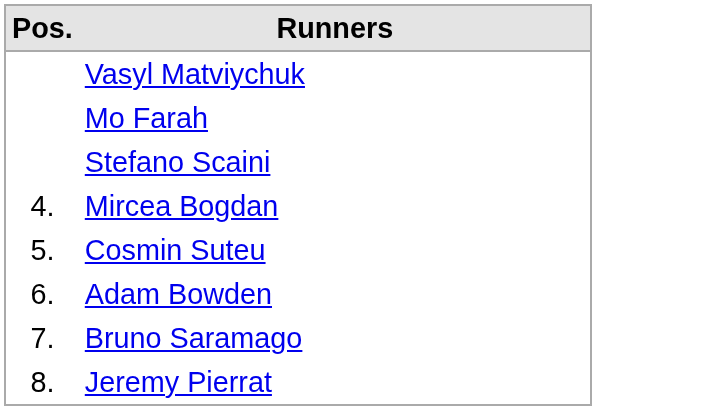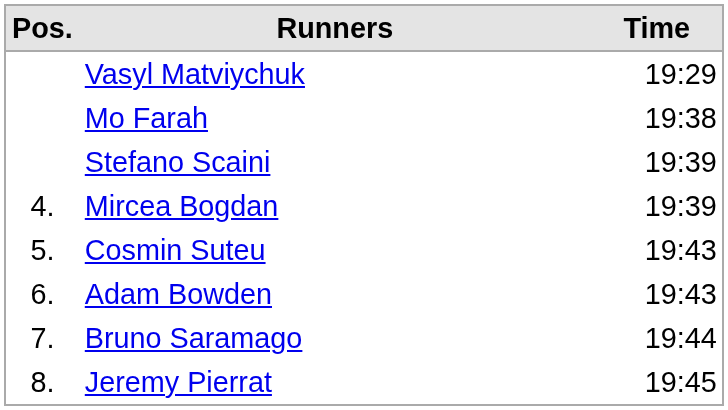+ column: (657, 28)
